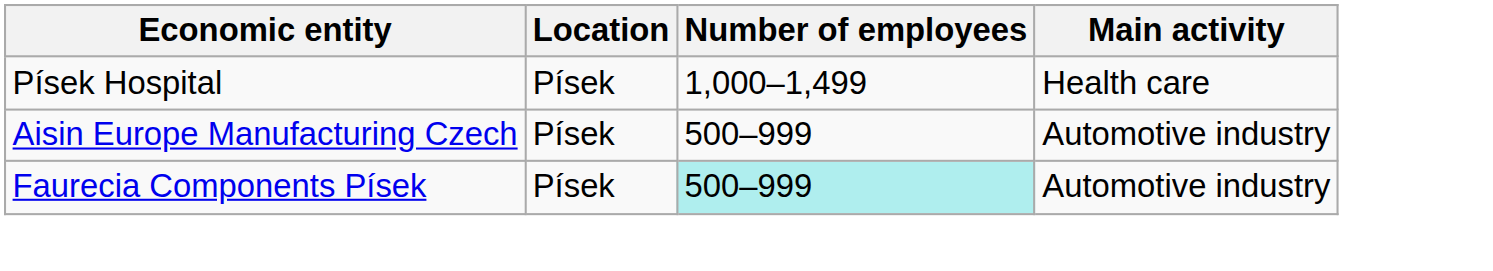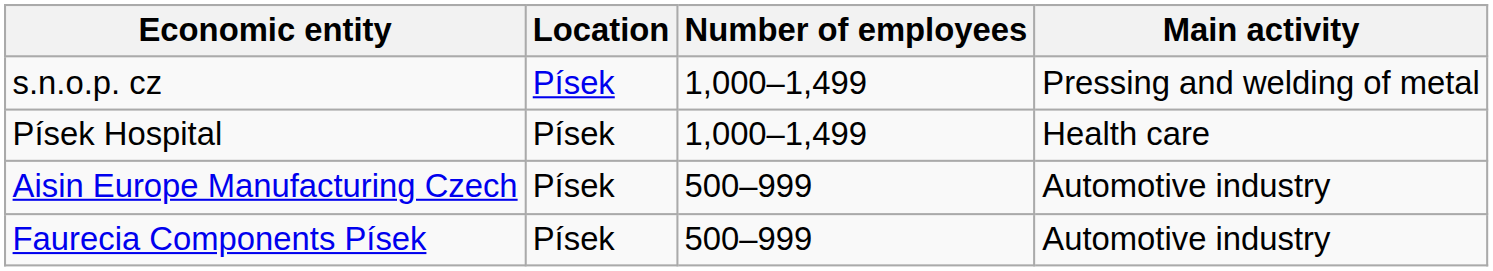+ row: (87, 82)
(748, 186) paleturquoise background -> (748, 238) no background
